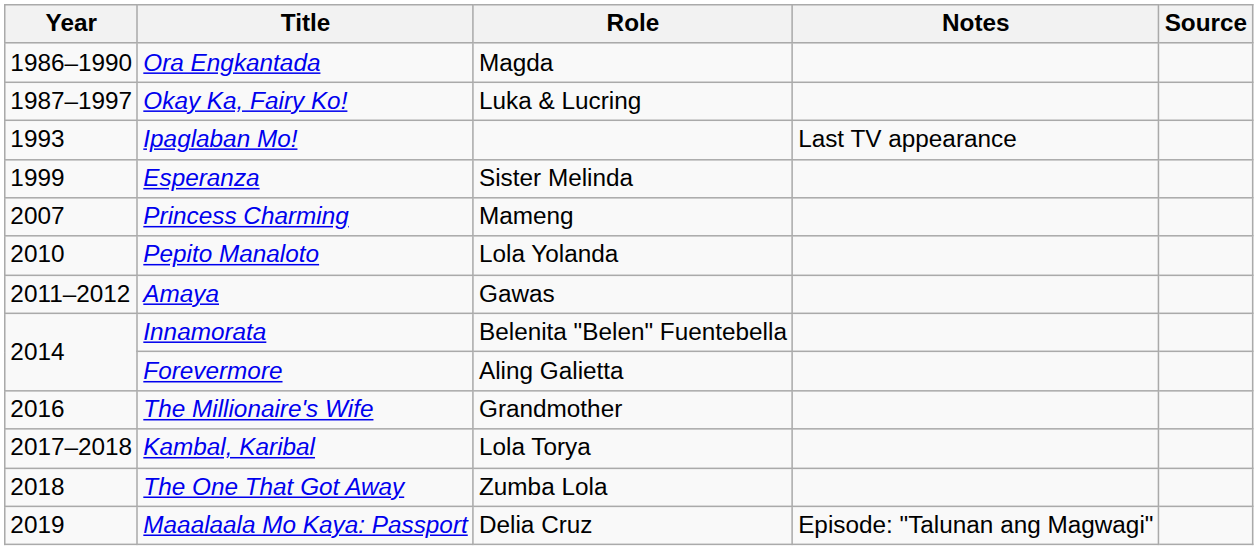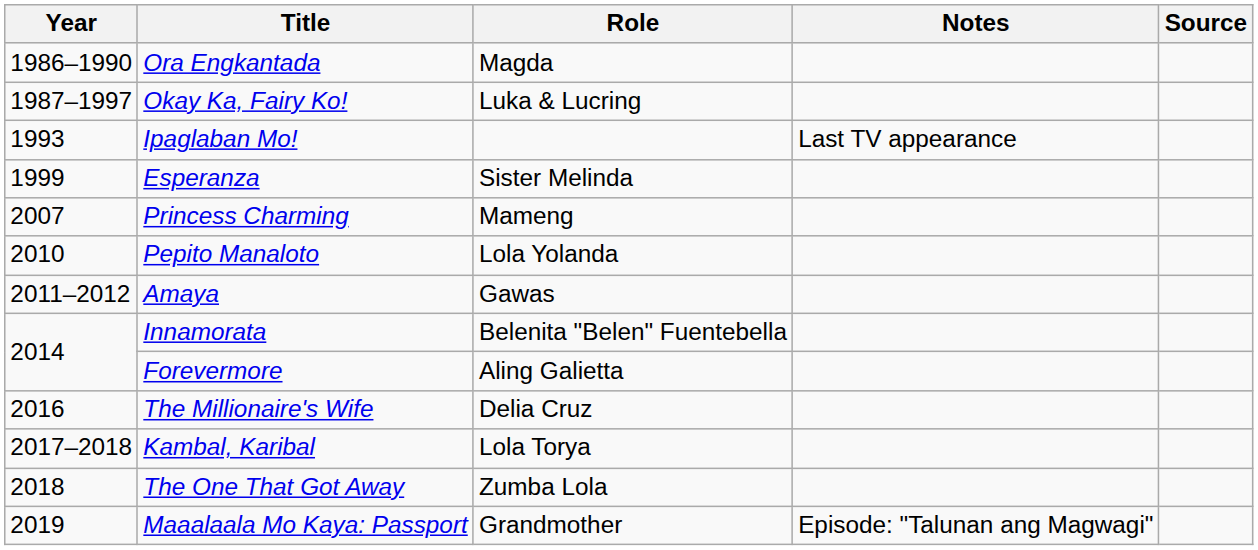(551, 409) Grandmother -> (536, 409) Delia Cruz
(536, 525) Delia Cruz -> (551, 525) Grandmother
